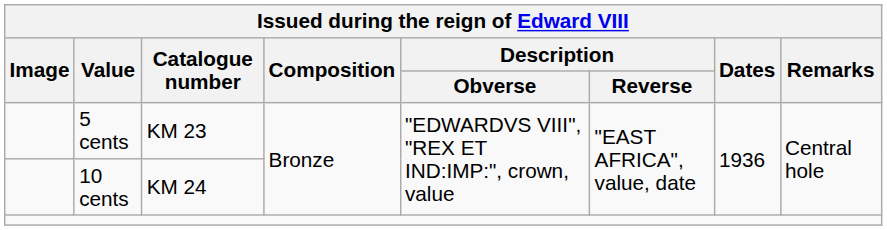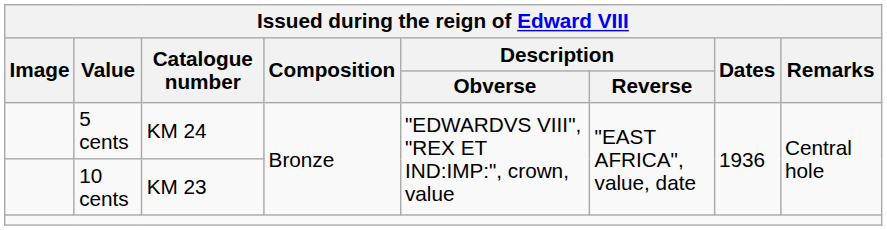(177, 131) KM 23 -> (177, 131) KM 24
(177, 187) KM 24 -> (177, 187) KM 23
